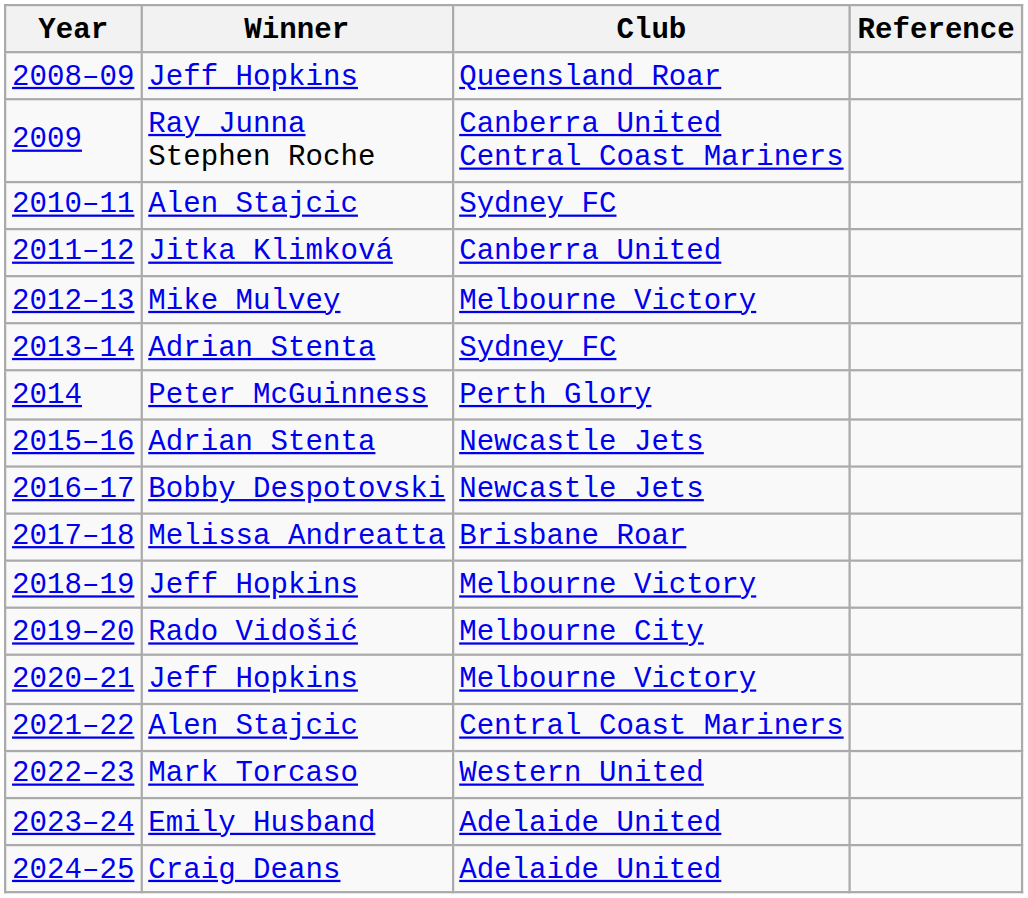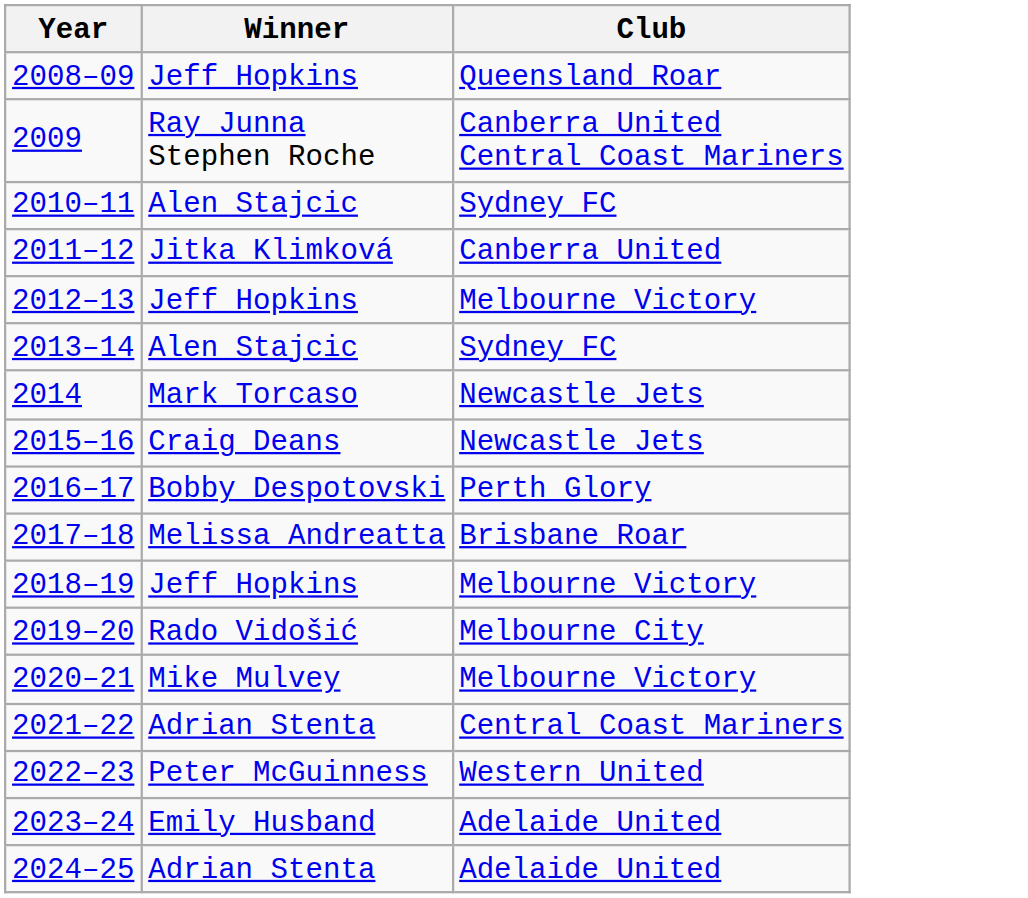- column: (936, 29)
(244, 300) Mike Mulvey -> (253, 300) Jeff Hopkins
(262, 347) Adrian Stenta -> (253, 347) Alen Stajcic
(288, 395) Peter McGuinness -> (253, 395) Mark Torcaso
(555, 395) Perth Glory -> (582, 395) Newcastle Jets
(262, 442) Adrian Stenta -> (244, 442) Craig Deans
(582, 490) Newcastle Jets -> (555, 490) Perth Glory
(253, 679) Jeff Hopkins -> (244, 679) Mike Mulvey
(253, 727) Alen Stajcic -> (262, 727) Adrian Stenta
(253, 774) Mark Torcaso -> (288, 774) Peter McGuinness
(244, 869) Craig Deans -> (262, 869) Adrian Stenta
